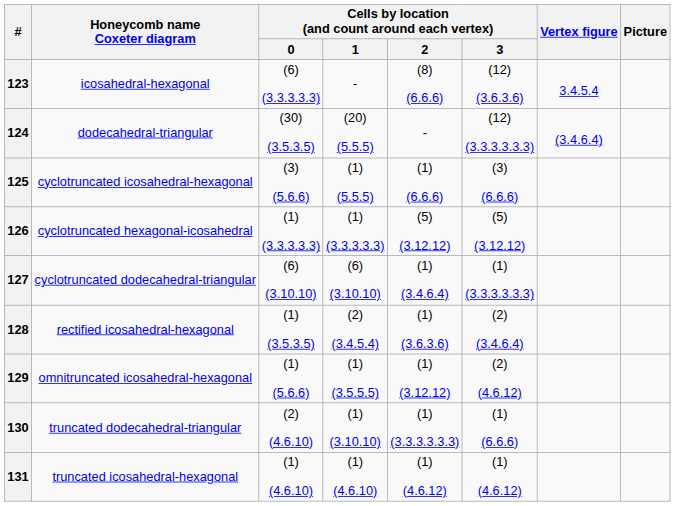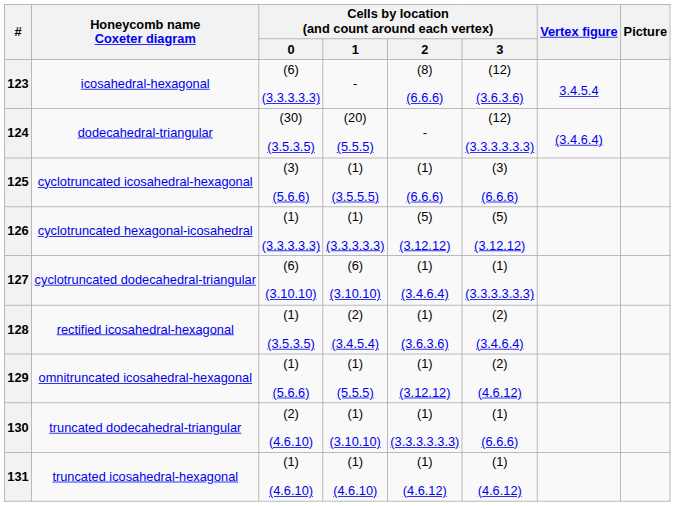(355, 182) (1) (5.5.5) -> (355, 182) (1) (3.5.5.5)
(355, 378) (1) (3.5.5.5) -> (355, 378) (1) (5.5.5)
